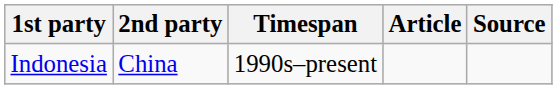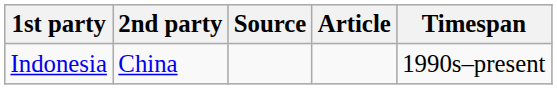columns swapped: (305, 24) <-> (509, 24)
